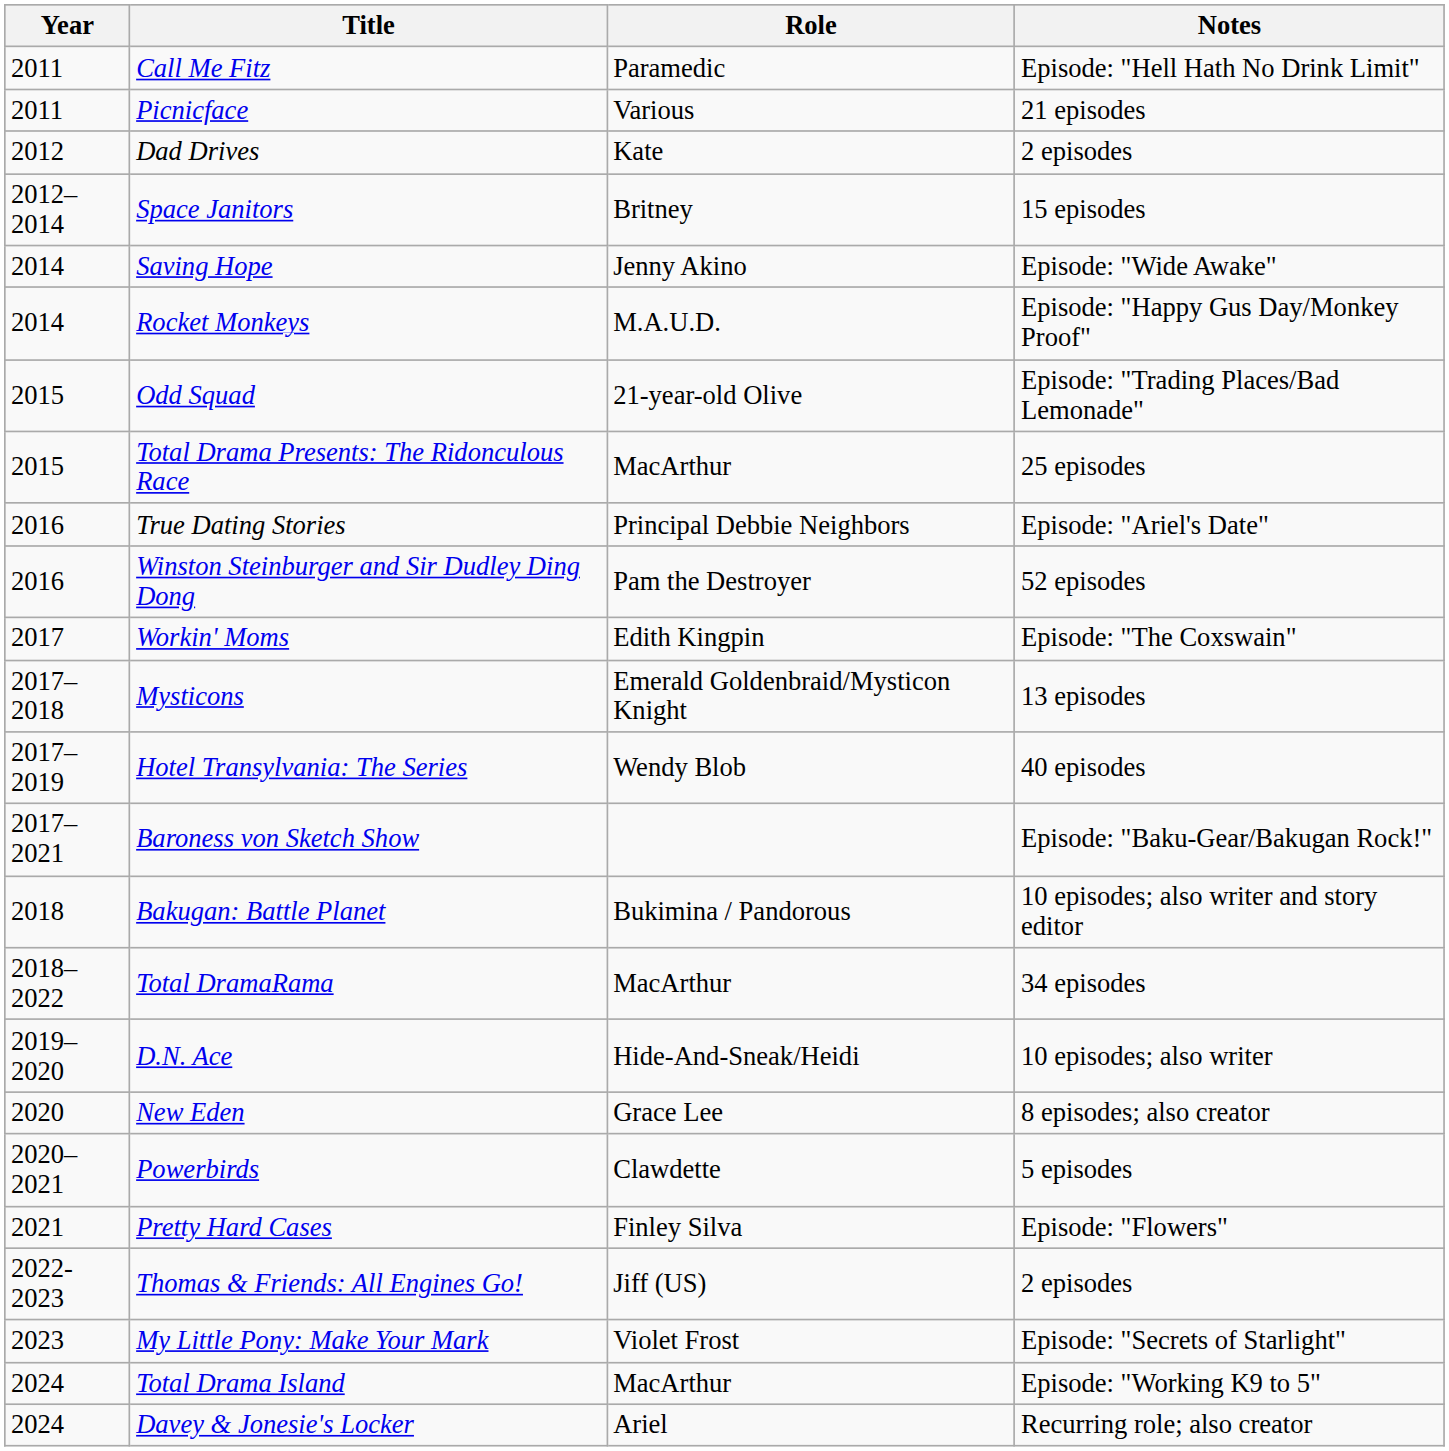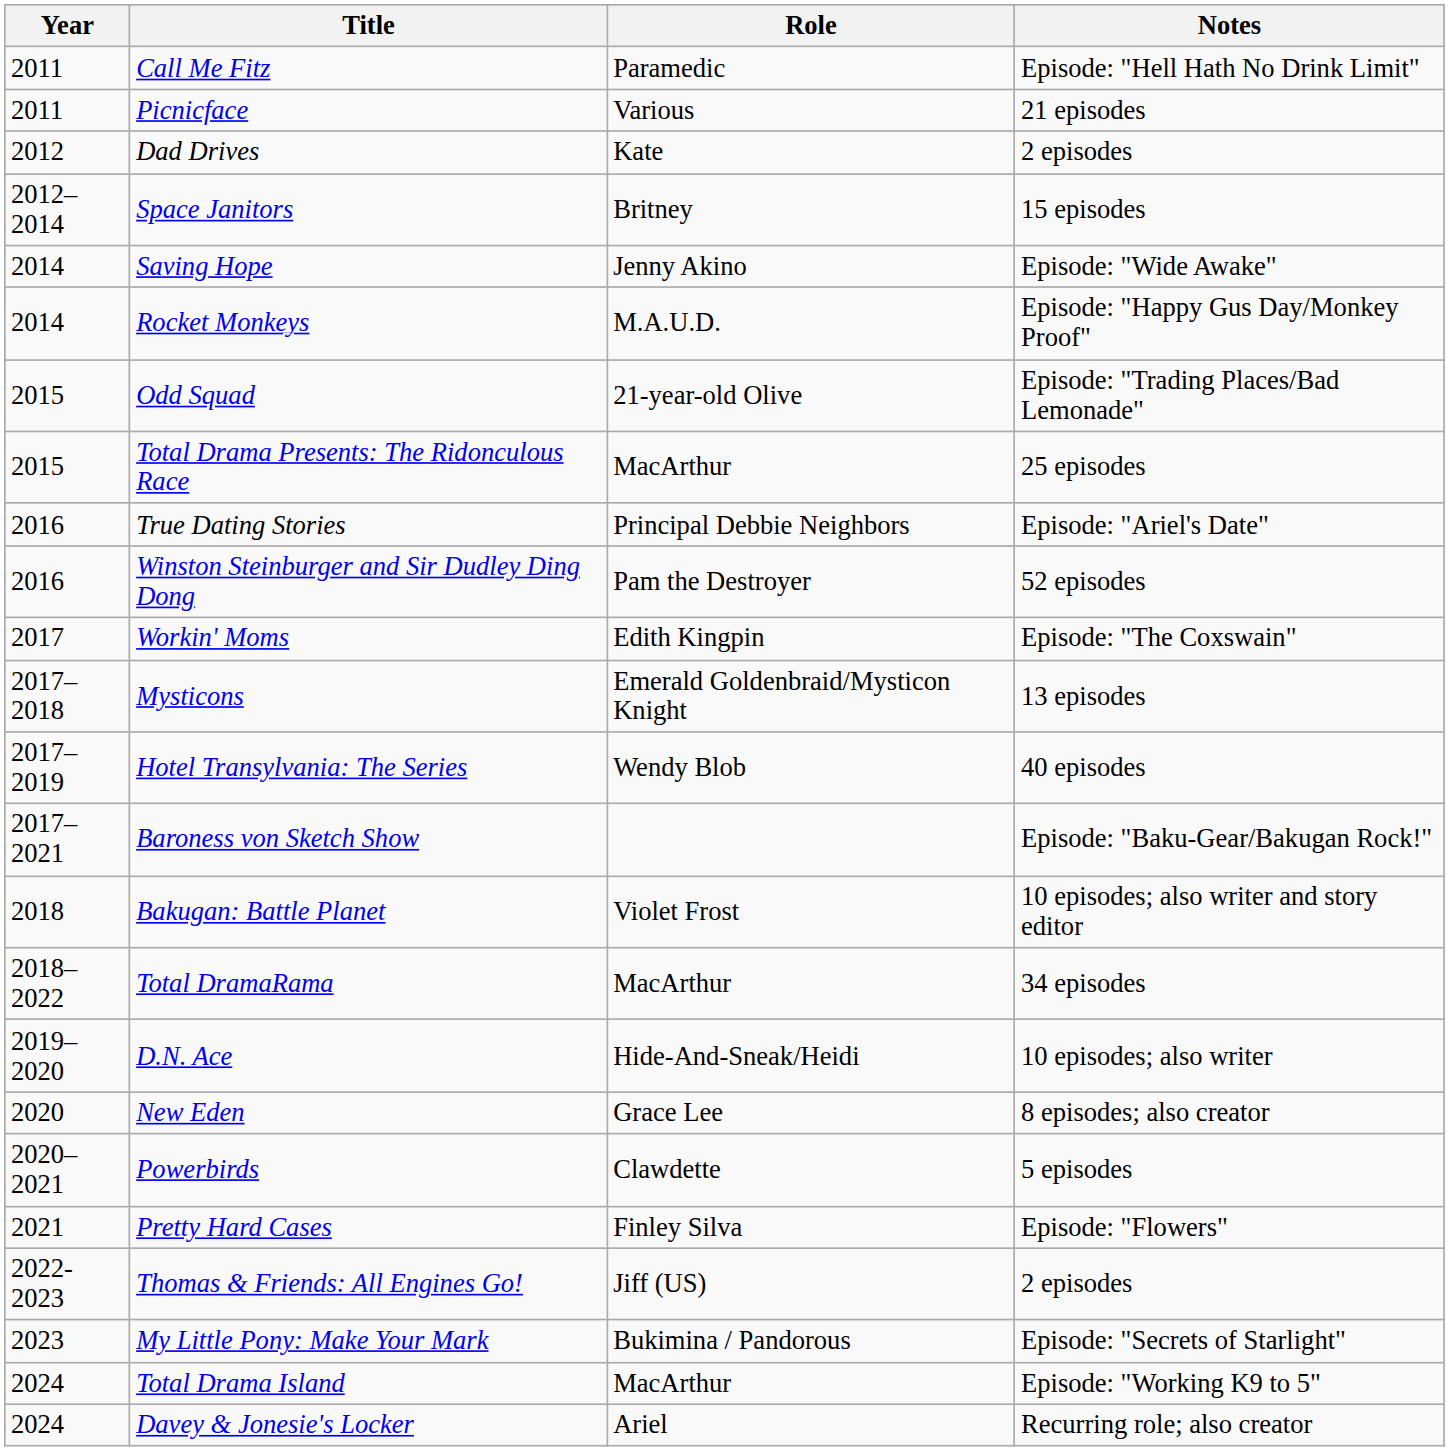(732, 911) Bukimina / Pandorous -> (676, 911) Violet Frost
(676, 1340) Violet Frost -> (732, 1340) Bukimina / Pandorous
